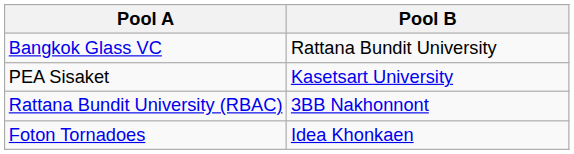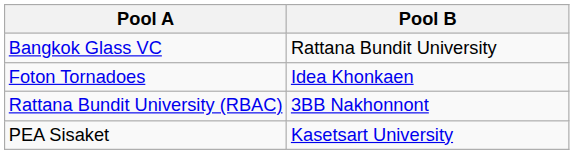rows swapped: (59, 76) <-> (77, 134)
